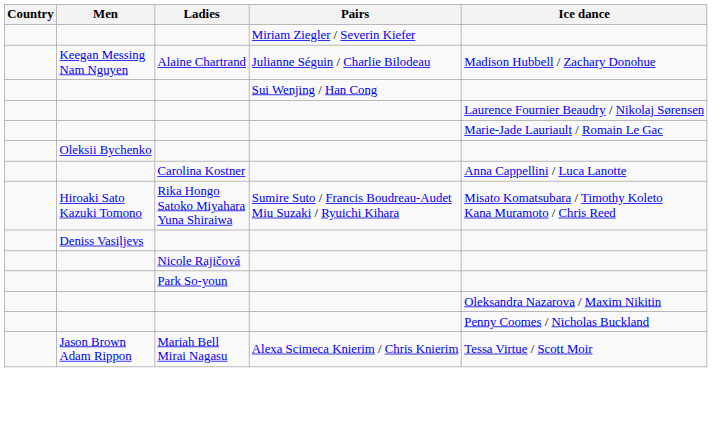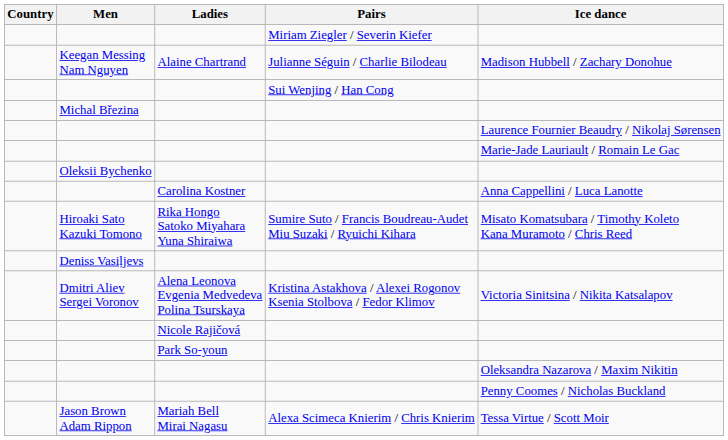+ row: (99, 110)
+ row: (99, 295)
